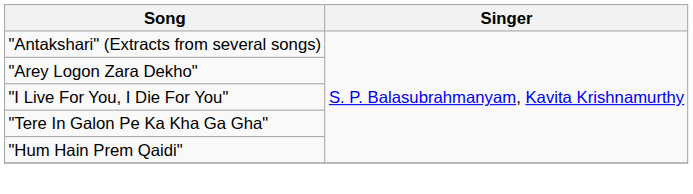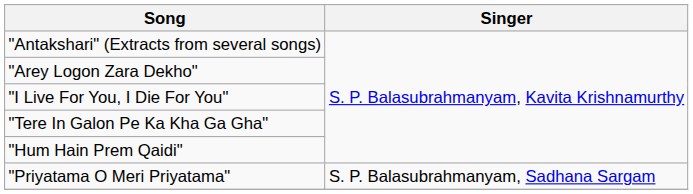+ row: (119, 177)
